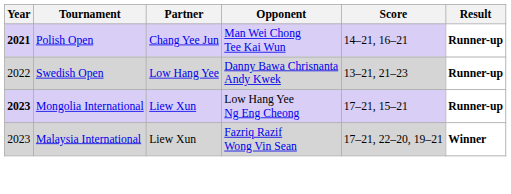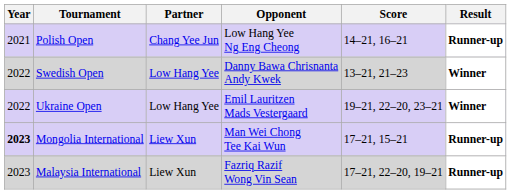(19, 40) bold -> (19, 40) normal
(263, 40) Man Wei Chong Tee Kai Wun -> (262, 40) Low Hang Yee Ng Eng Cheong
(476, 73) Runner-up -> (467, 73) Winner
+ row: (69, 106)
(262, 106) Low Hang Yee Ng Eng Cheong -> (263, 139) Man Wei Chong Tee Kai Wun
(467, 139) Winner -> (476, 172) Runner-up
